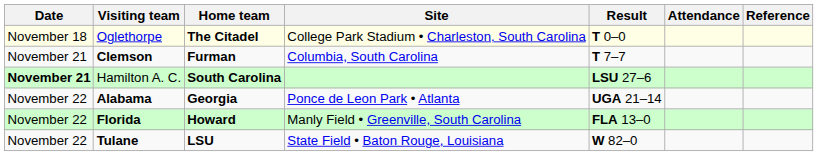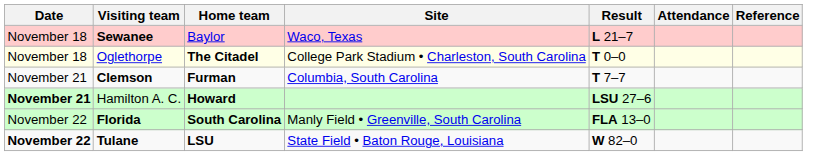+ row: (125, 36)
(234, 78) South Carolina -> (211, 99) Howard
- row: (124, 99)
(211, 120) Howard -> (234, 120) South Carolina
(47, 141) normal -> (49, 141) bold
